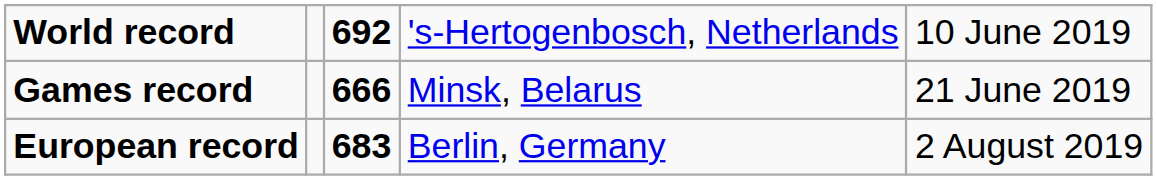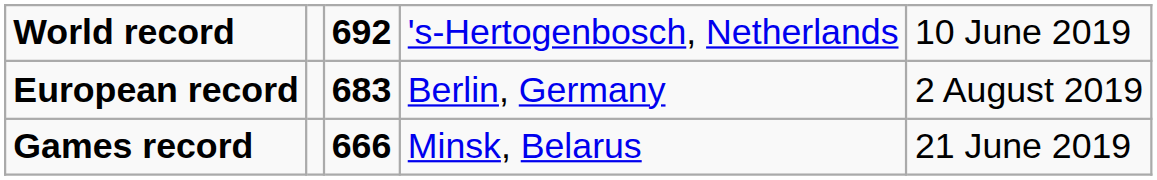rows swapped: (156, 145) <-> (133, 89)
